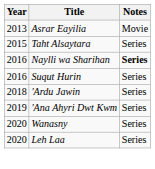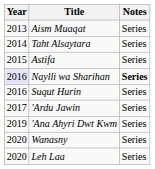- row: (59, 28)
+ row: (58, 28)
(17, 44) 2015 -> (17, 44) 2014
+ row: (43, 60)
(17, 60) no background -> (17, 76) lavender background
(17, 92) 2018 -> (17, 108) 2017
